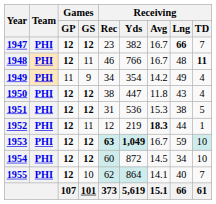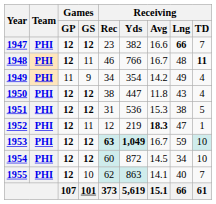(159, 45) 16.7 -> (159, 45) 16.6
(181, 126) 44 -> (181, 126) 47
(134, 175) 864 -> (134, 175) 863
